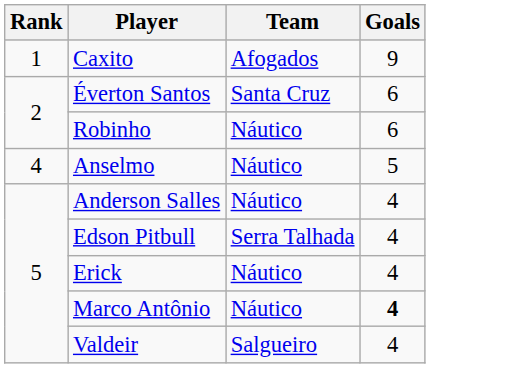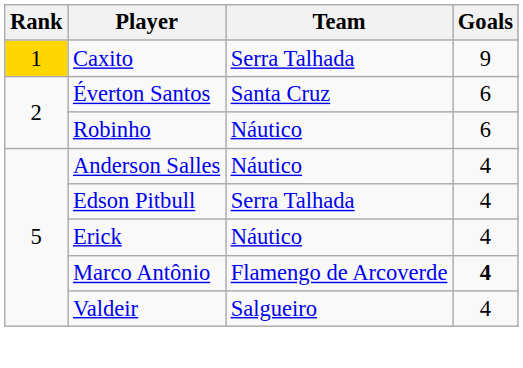(36, 58) no background -> (36, 58) gold background
(274, 58) Afogados -> (293, 58) Serra Talhada
- row: (114, 165)
(266, 308) Náutico -> (339, 272) Flamengo de Arcoverde
